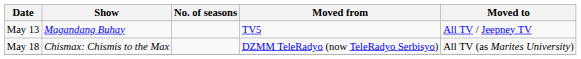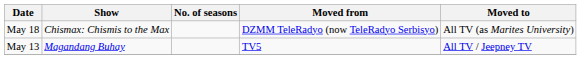rows swapped: (23, 29) <-> (23, 46)
